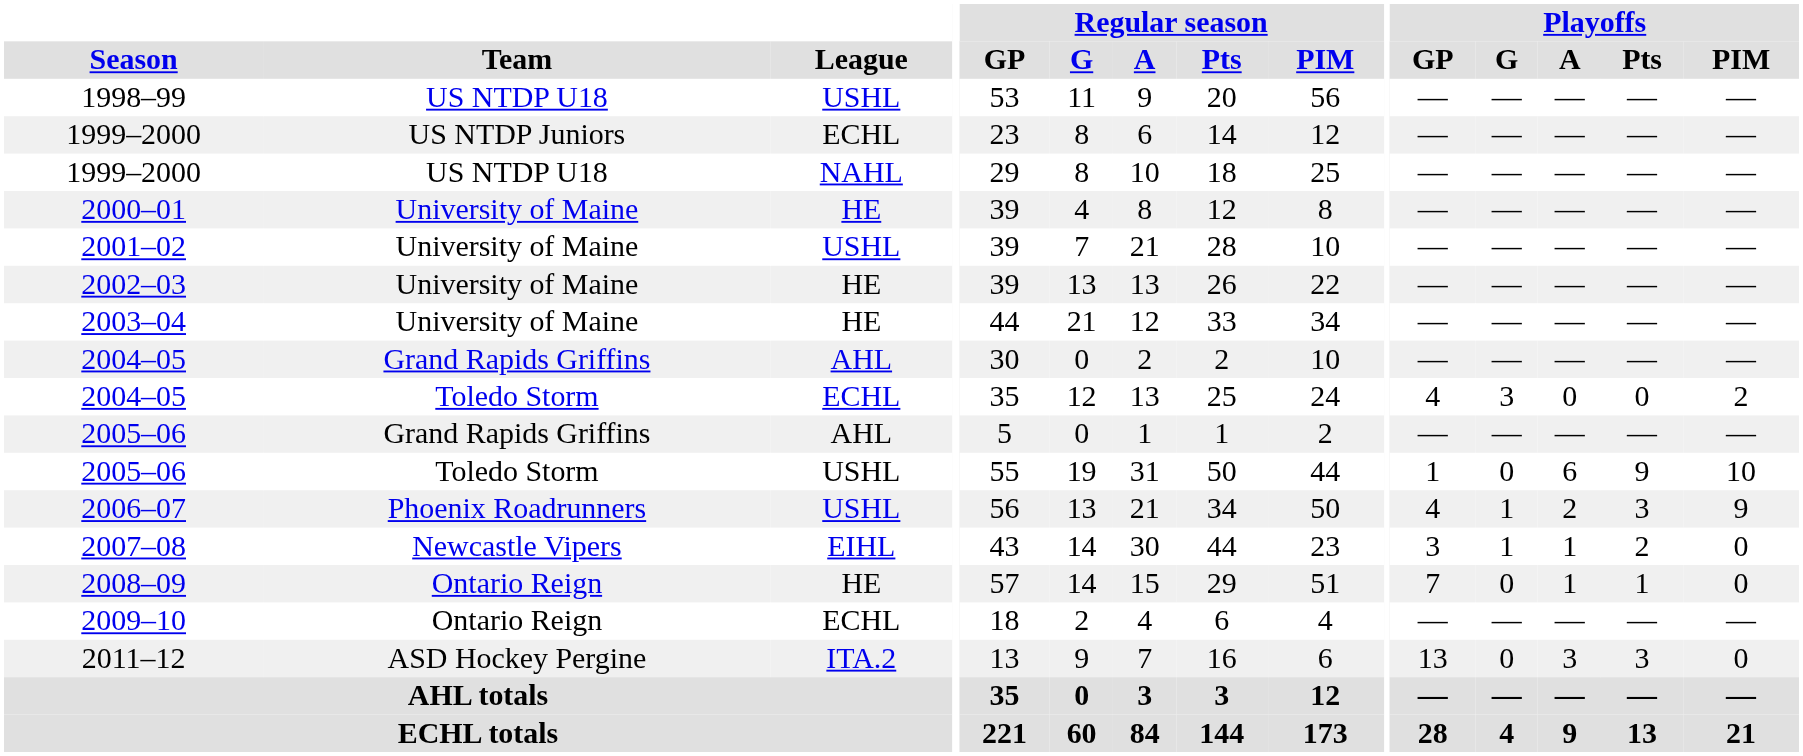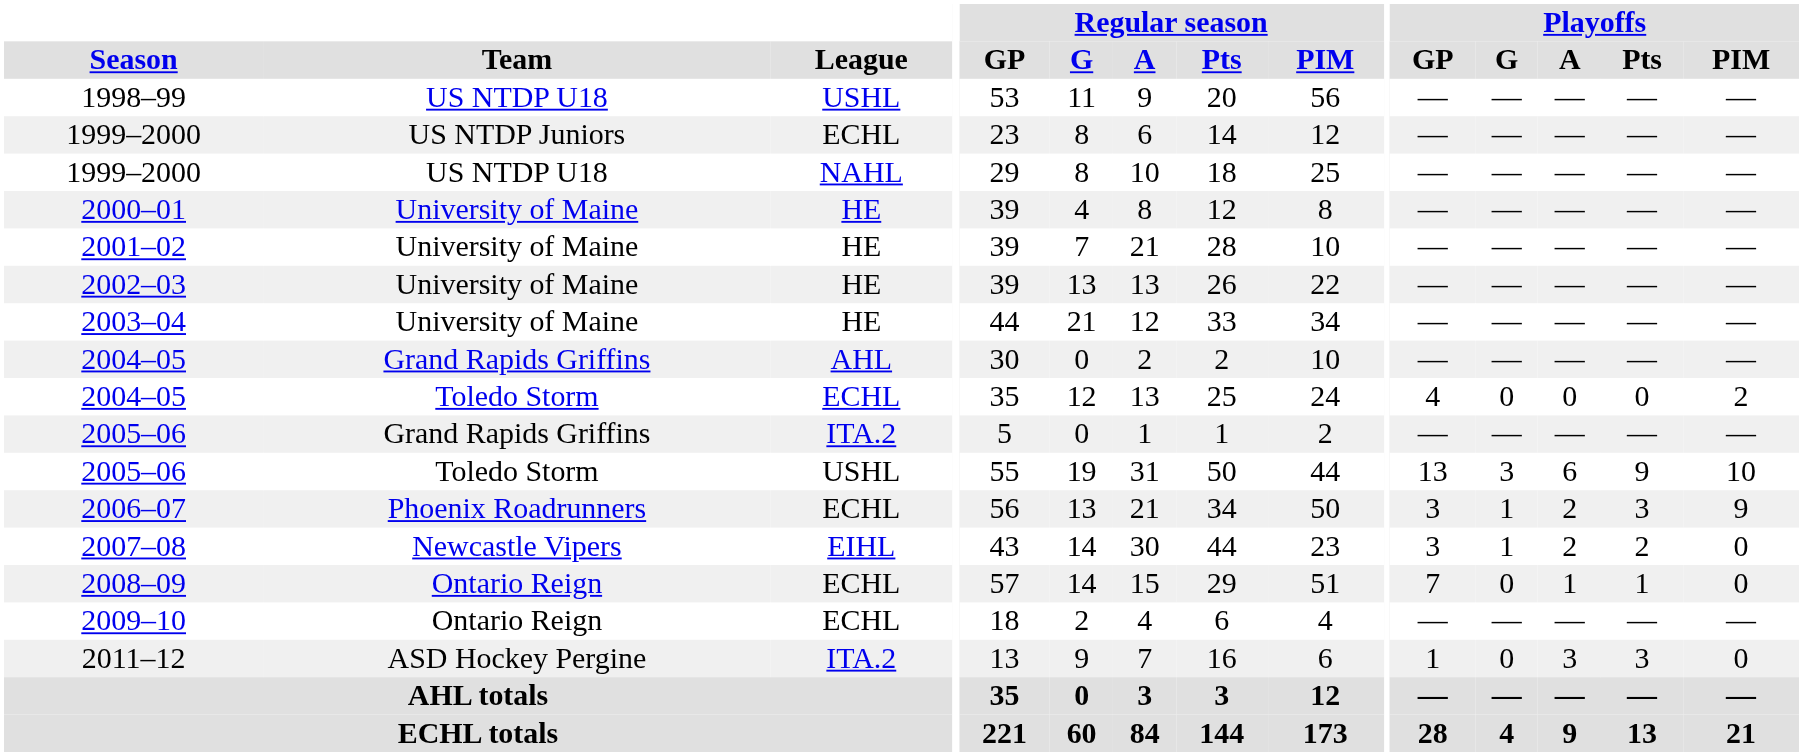(861, 246) USHL -> (861, 246) HE
(1507, 396) 3 -> (1507, 396) 0
(861, 433) AHL -> (861, 433) ITA.2
(1433, 471) 1 -> (1433, 471) 13
(1507, 471) 0 -> (1507, 471) 3
(861, 508) USHL -> (861, 508) ECHL
(1433, 508) 4 -> (1433, 508) 3
(1570, 545) 1 -> (1570, 545) 2
(861, 583) HE -> (861, 583) ECHL
(1433, 658) 13 -> (1433, 658) 1
